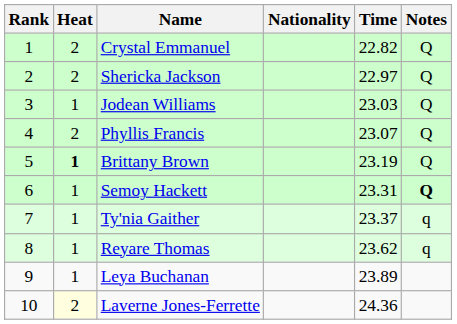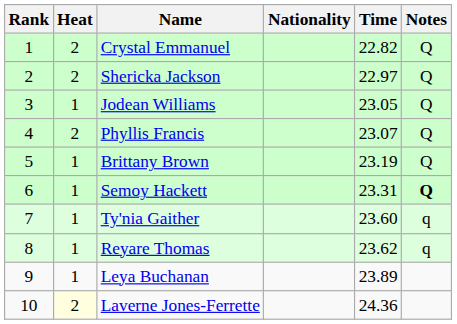(378, 104) 23.03 -> (378, 104) 23.05
(75, 161) bold -> (75, 161) normal
(378, 218) 23.37 -> (378, 218) 23.60
